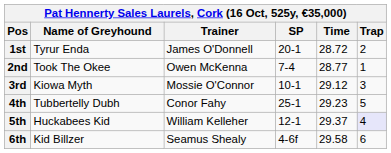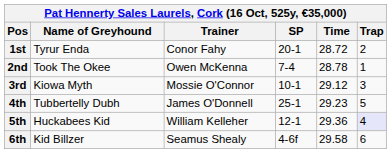(210, 49) James O'Donnell -> (196, 49) Conor Fahy
(333, 67) 28.77 -> (333, 67) 28.78
(196, 103) Conor Fahy -> (210, 103) James O'Donnell
(333, 121) 29.37 -> (333, 121) 29.36
